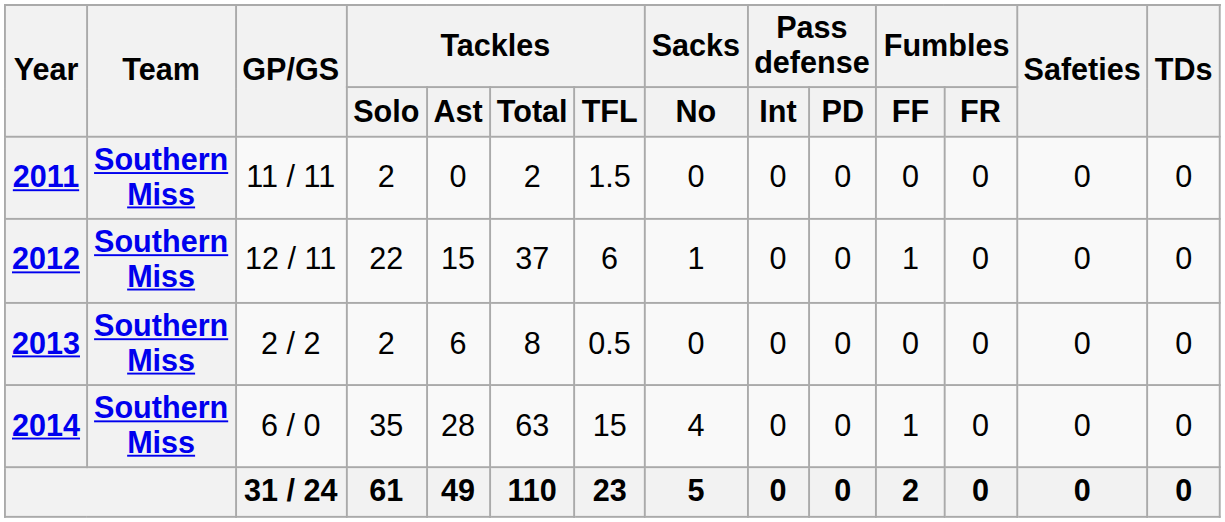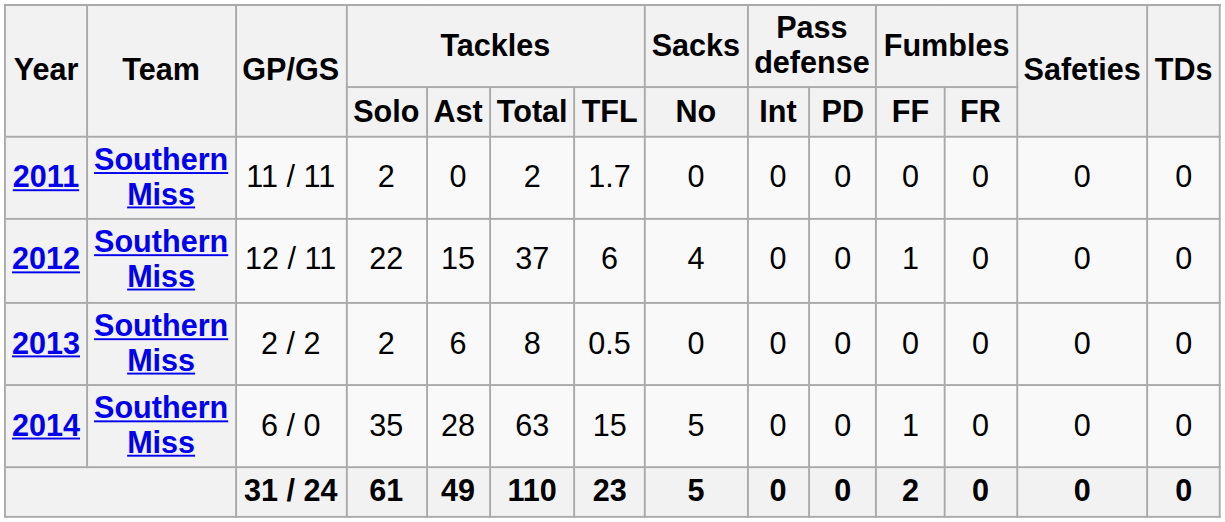(610, 177) 1.5 -> (610, 177) 1.7
(696, 260) 1 -> (696, 260) 4
(696, 425) 4 -> (696, 425) 5
